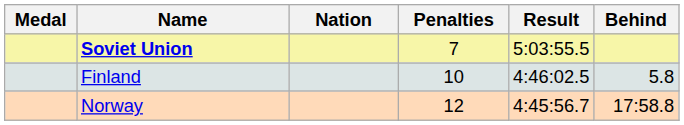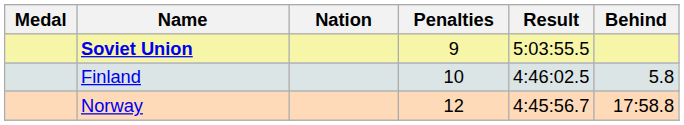(454, 48) 7 -> (454, 48) 9
